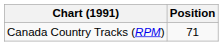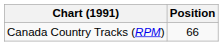(193, 31) 71 -> (193, 31) 66
